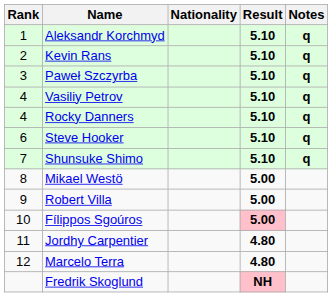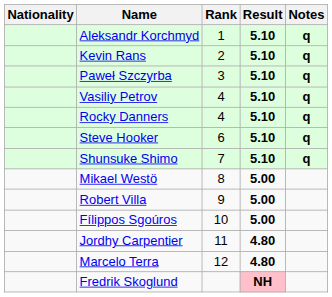columns swapped: (23, 14) <-> (204, 14)
(263, 220) pink background -> (263, 220) no background
